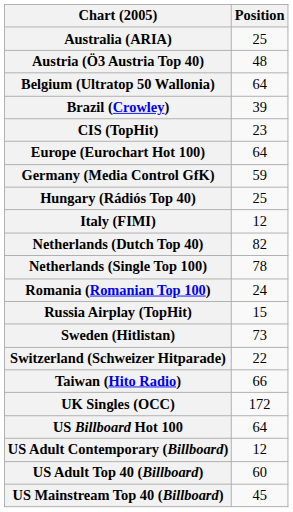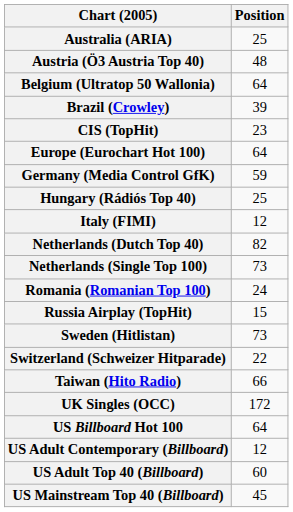(260, 267) 78 -> (260, 267) 73
